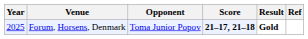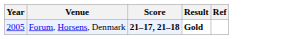- column: (165, 12)
(16, 27) 2025 -> (16, 27) 2005
